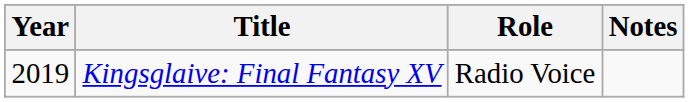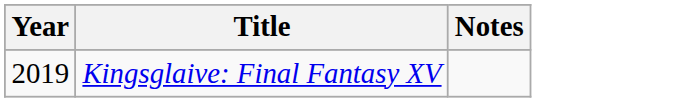- column: (525, 27)
